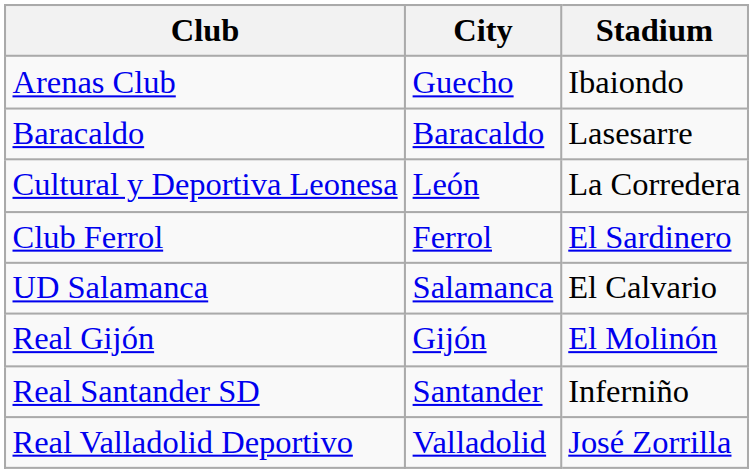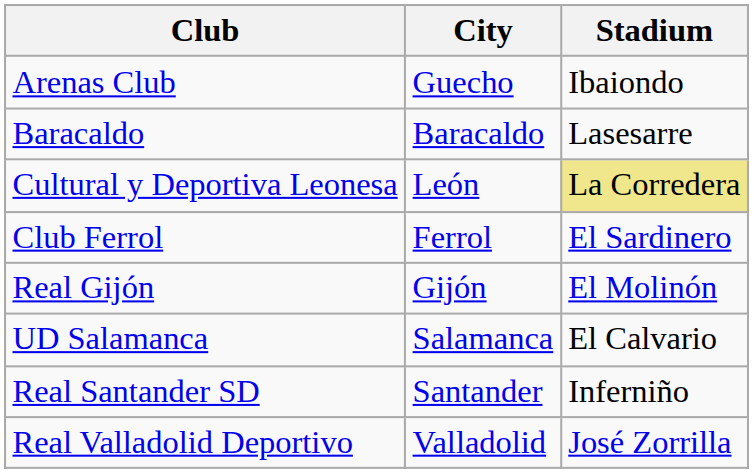(654, 184) no background -> (654, 184) khaki background
rows swapped: (83, 339) <-> (110, 287)
